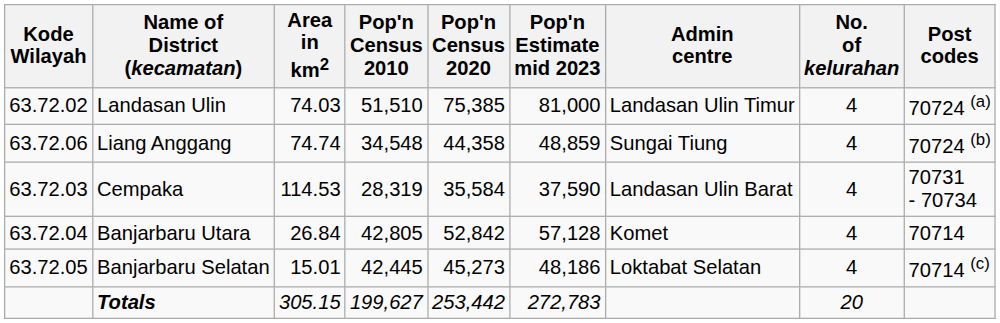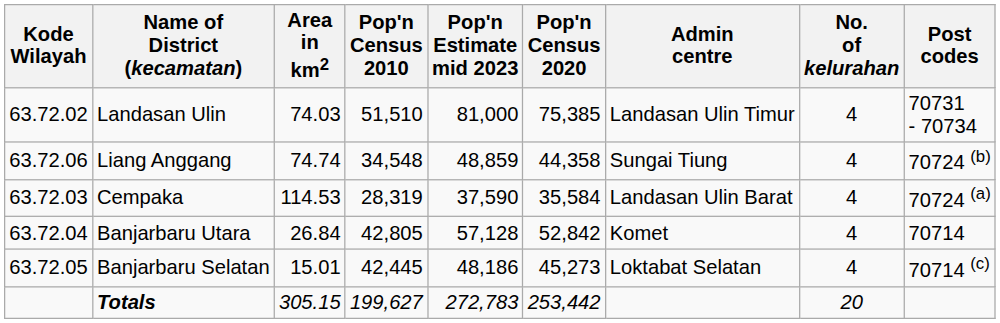columns swapped: (468, 45) <-> (557, 45)
(950, 105) 70724 (a) -> (943, 114) 70731 - 70734
(943, 189) 70731 - 70734 -> (950, 198) 70724 (a)
